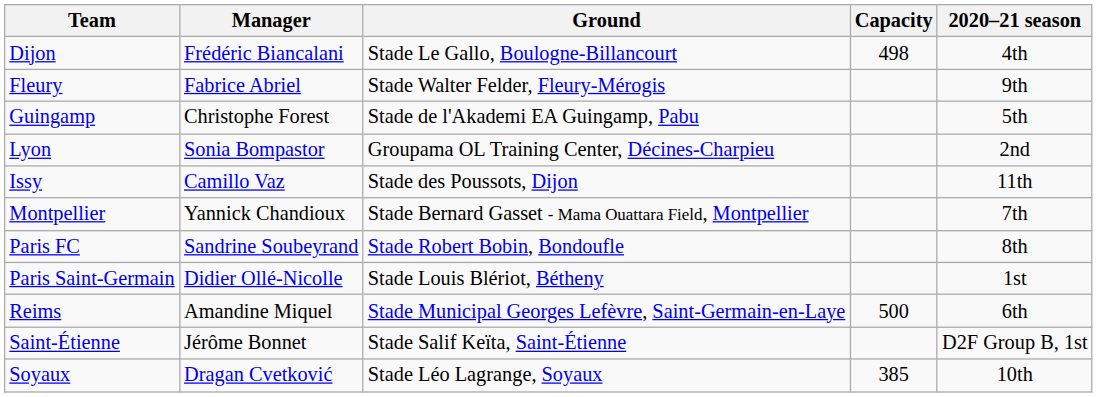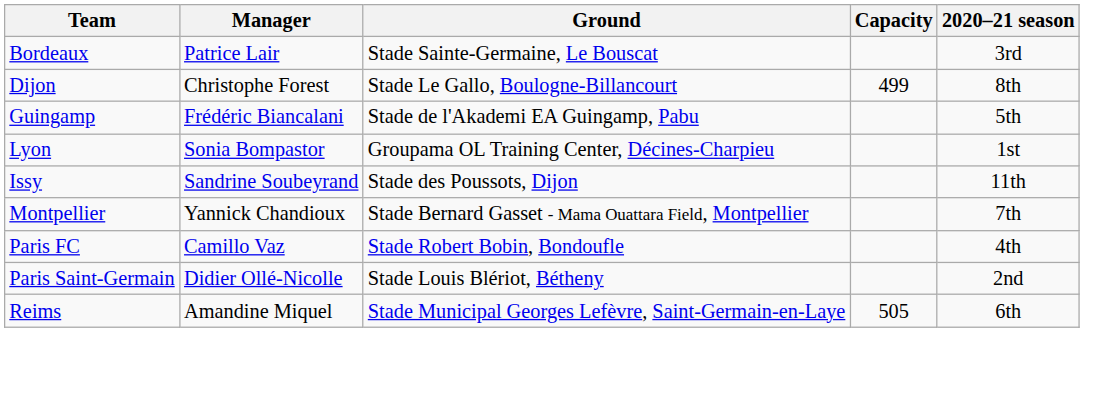+ row: (49, 52)
(264, 52) Frédéric Biancalani -> (257, 85) Christophe Forest
(894, 52) 498 -> (894, 85) 499
(1015, 52) 4th -> (1008, 85) 8th
- row: (36, 85)
(257, 117) Christophe Forest -> (264, 117) Frédéric Biancalani
(1015, 149) 2nd -> (1008, 149) 1st
(234, 181) Camillo Vaz -> (271, 181) Sandrine Soubeyrand
(271, 246) Sandrine Soubeyrand -> (234, 246) Camillo Vaz
(1015, 246) 8th -> (1008, 246) 4th
(1015, 278) 1st -> (1008, 278) 2nd
(894, 310) 500 -> (894, 310) 505
- row: (65, 342)
- row: (40, 375)
